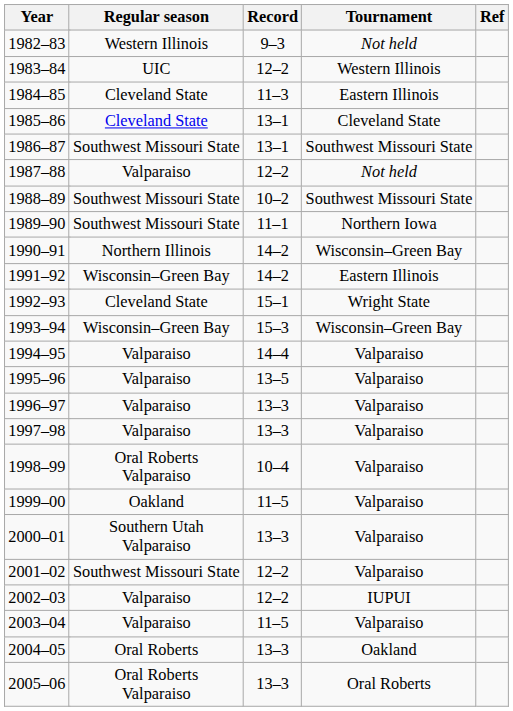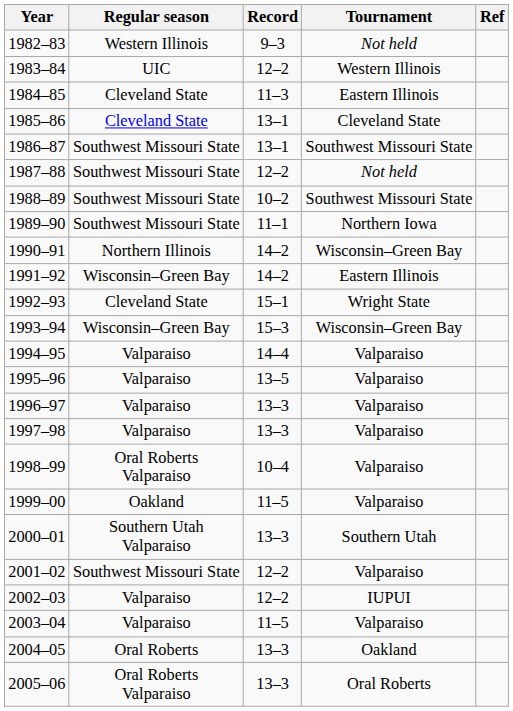(156, 172) Valparaiso -> (156, 172) Southwest Missouri State
(389, 536) Valparaiso -> (389, 536) Southern Utah
